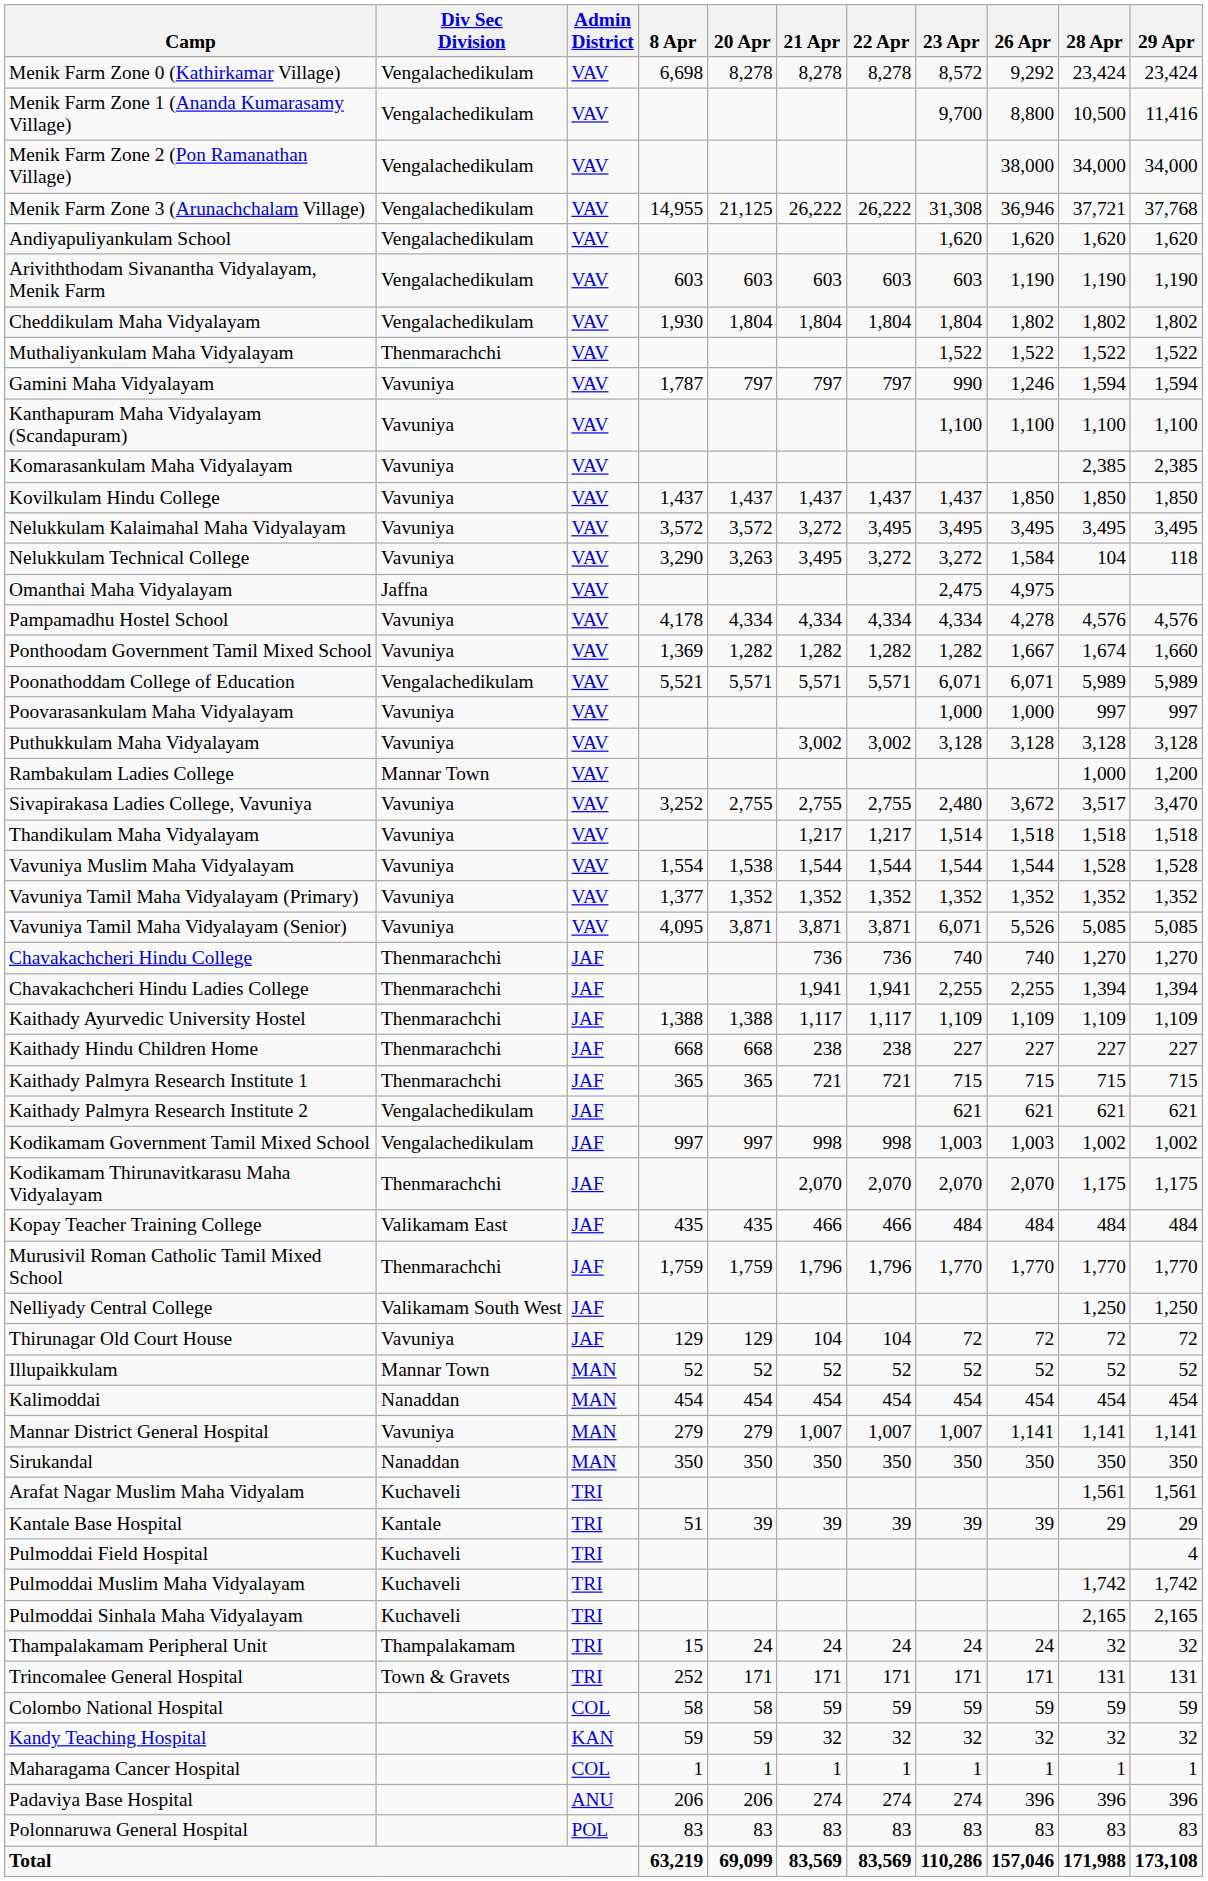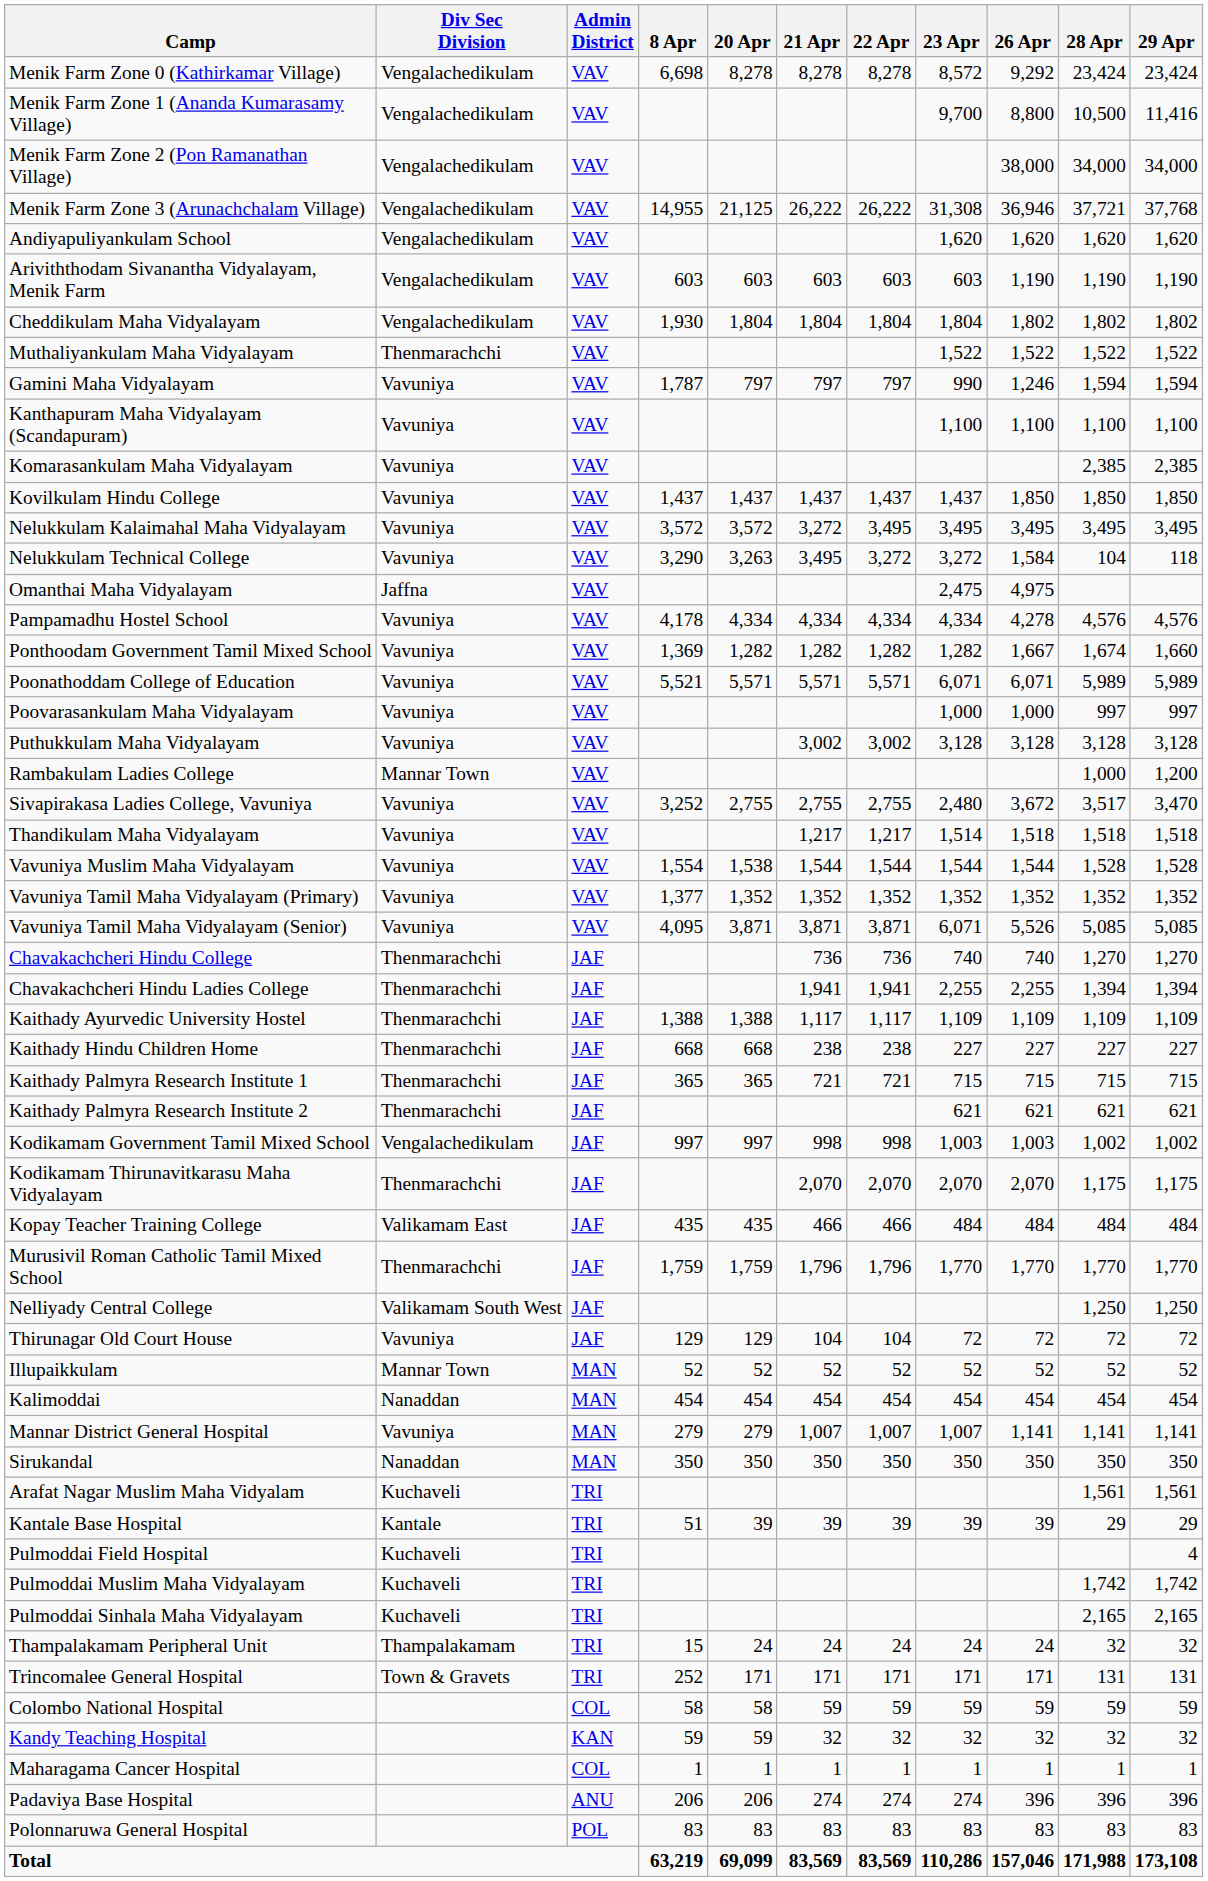(457, 681) Vengalachedikulam -> (418, 681) Vavuniya
(457, 1111) Vengalachedikulam -> (441, 1111) Thenmarachchi
